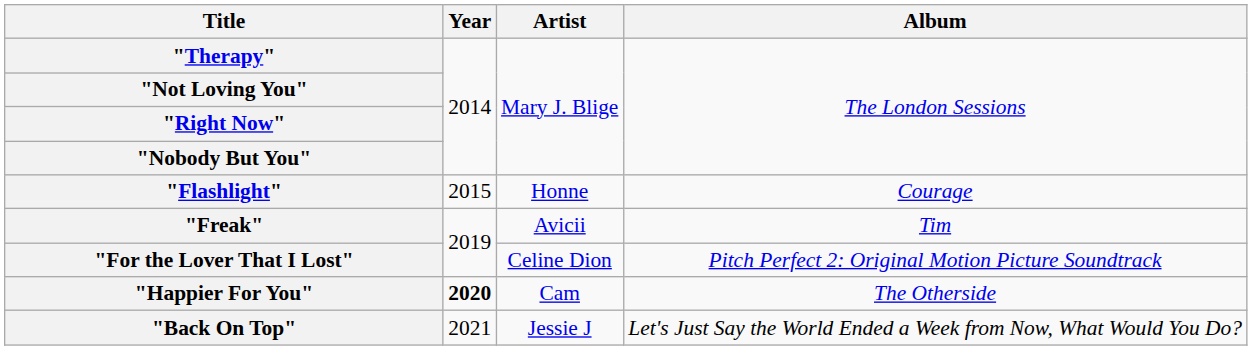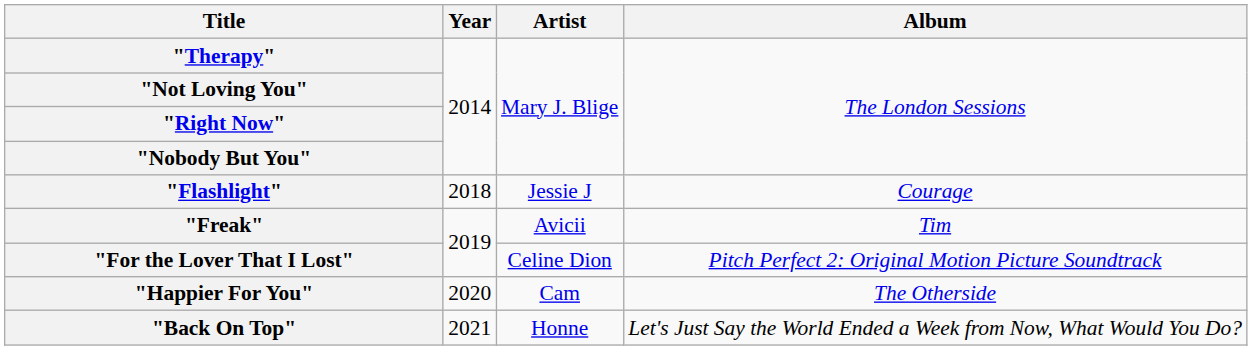(470, 191) 2015 -> (470, 191) 2018
(560, 191) Honne -> (560, 191) Jessie J
(470, 293) bold -> (470, 293) normal
(560, 327) Jessie J -> (560, 327) Honne
